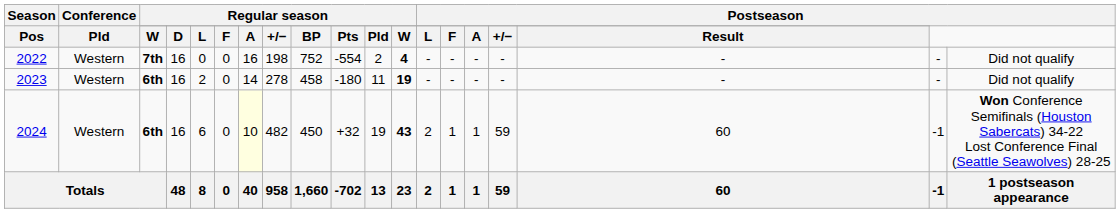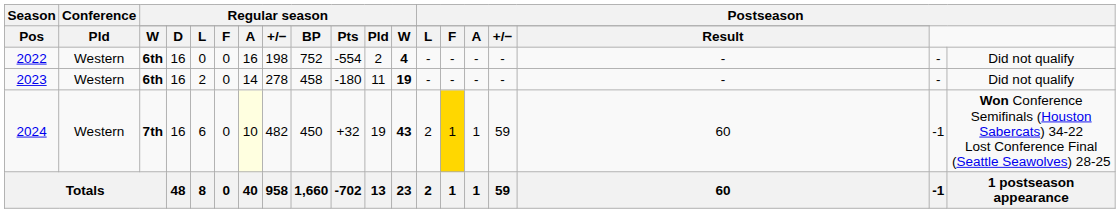(153, 58) 7th -> (153, 58) 6th
(153, 131) 6th -> (153, 131) 7th
(452, 131) no background -> (452, 131) gold background
